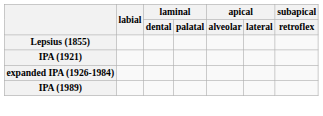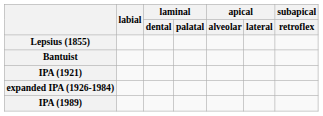+ row: (60, 57)
